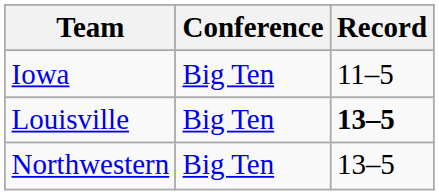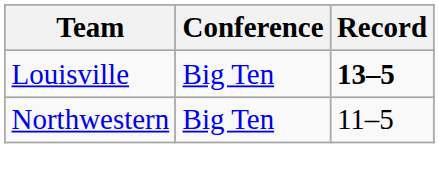- row: (41, 73)
(366, 165) 13–5 -> (365, 119) 11–5
